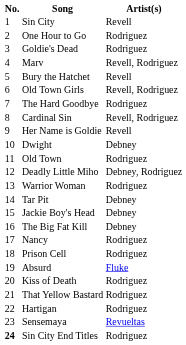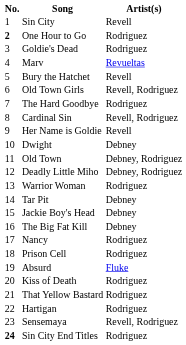(7, 35) normal -> (7, 35) bold
(142, 63) Revell, Rodriguez -> (125, 63) Revueltas
(126, 158) Rodriguez -> (144, 158) Debney, Rodriguez
(125, 322) Revueltas -> (142, 322) Revell, Rodriguez
